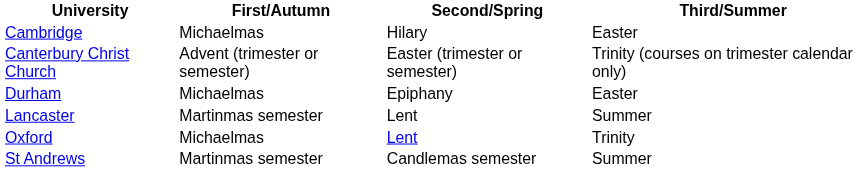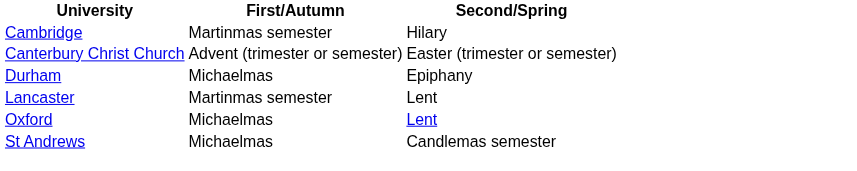- column: (733, 10)
(222, 32) Michaelmas -> (260, 32) Martinmas semester
(251, 159) Martinmas semester -> (231, 141) Michaelmas
